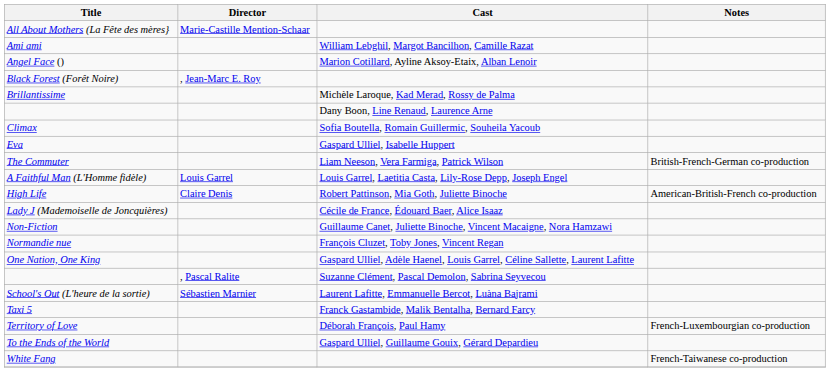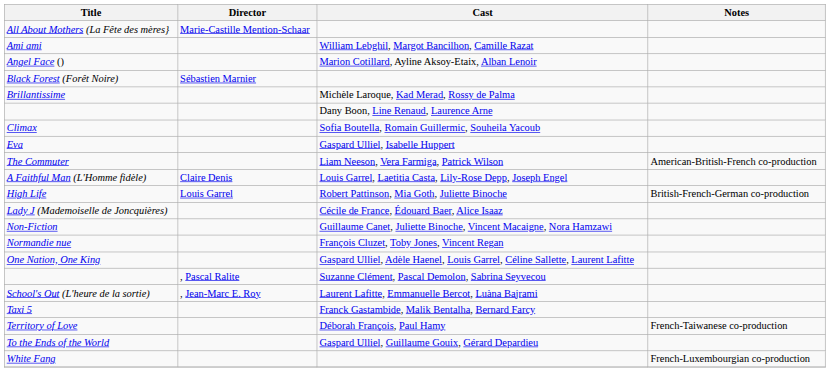(220, 78) , Jean-Marc E. Roy -> (218, 78) Sébastien Marnier
(730, 161) British-French-German co-production -> (734, 161) American-British-French co-production
(207, 177) Louis Garrel -> (206, 177) Claire Denis
(206, 194) Claire Denis -> (207, 194) Louis Garrel
(734, 194) American-British-French co-production -> (730, 194) British-French-German co-production
(218, 293) Sébastien Marnier -> (220, 293) , Jean-Marc E. Roy
(730, 326) French-Luxembourgian co-production -> (719, 326) French-Taiwanese co-production
(719, 359) French-Taiwanese co-production -> (730, 359) French-Luxembourgian co-production
